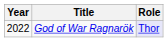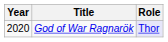(18, 28) 2022 -> (18, 28) 2020
